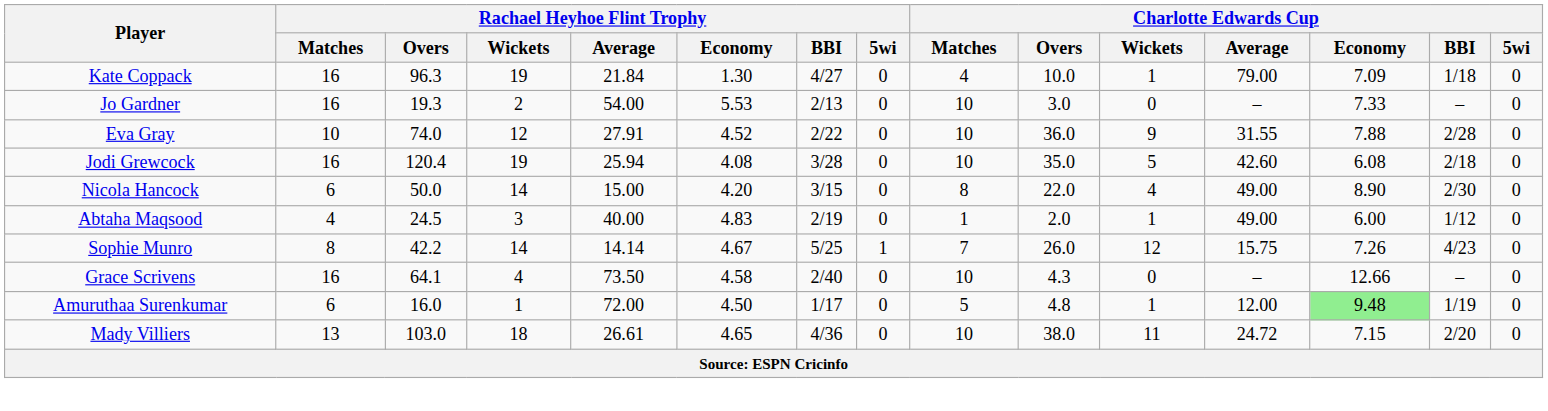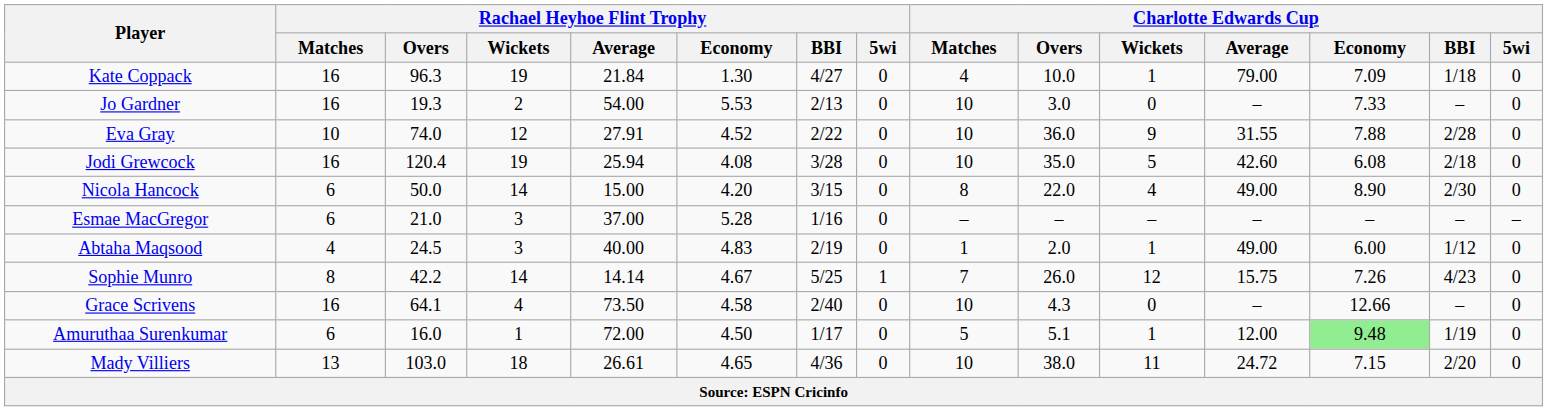+ row: (140, 219)
(1059, 305) 4.8 -> (1059, 334) 5.1
